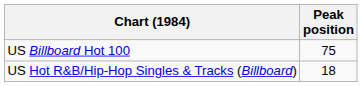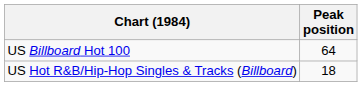(328, 50) 75 -> (328, 50) 64
